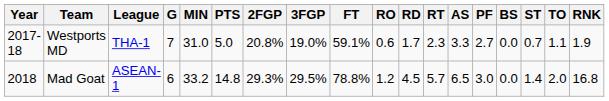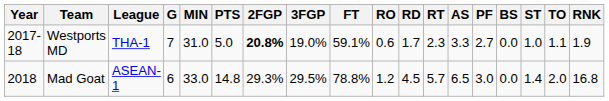(265, 43) normal -> (265, 43) bold
(533, 43) 0.7 -> (533, 43) 1.0
(196, 78) 33.2 -> (196, 78) 33.0
